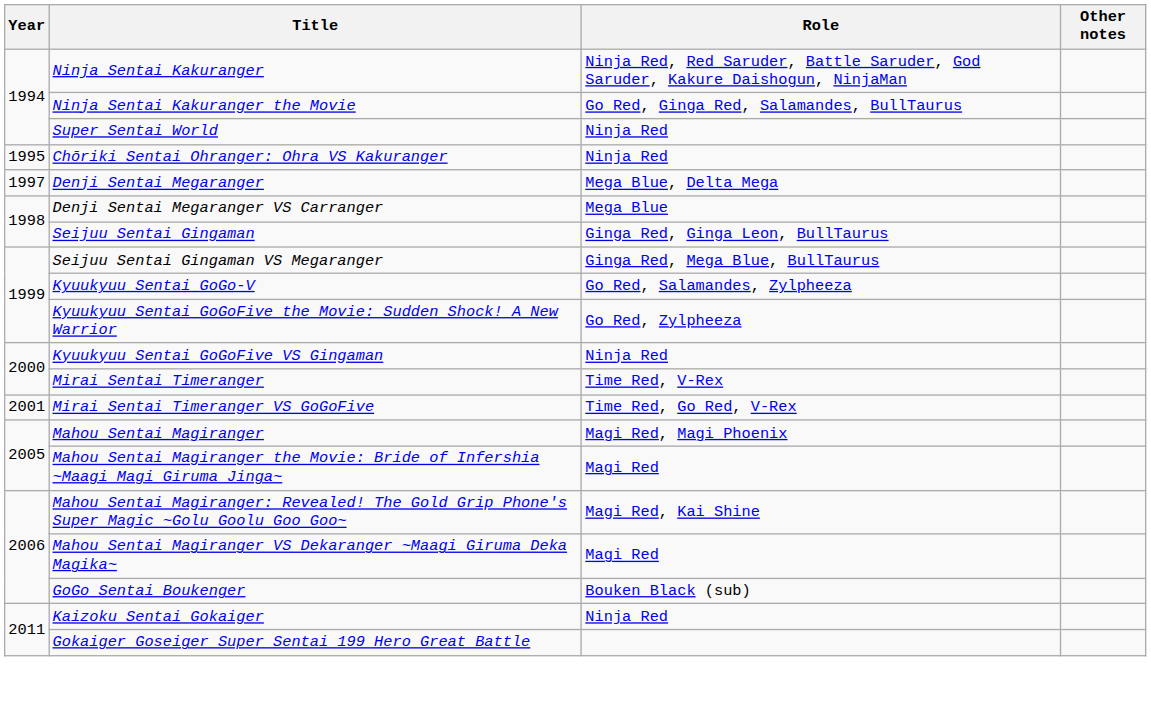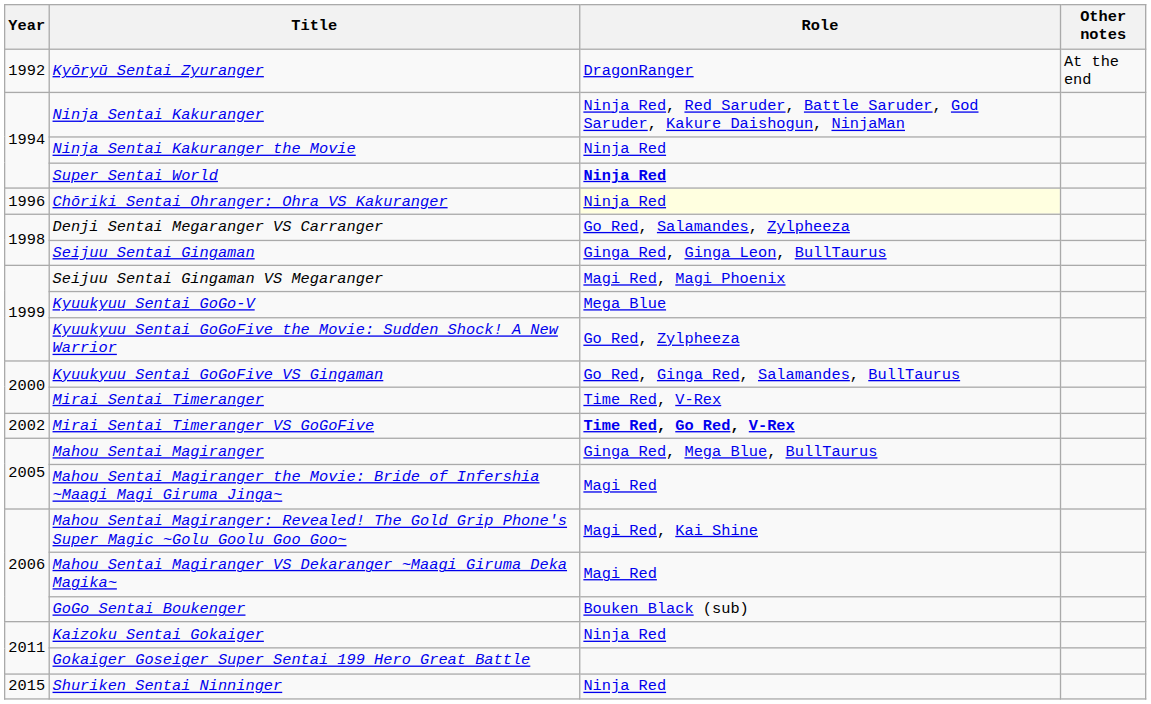+ row: (158, 70)
(774, 105) Go Red, Ginga Red, Salamandes, BullTaurus -> (625, 149) Ninja Red
(627, 131) normal -> (625, 175) bold
(27, 157) 1995 -> (27, 201) 1996
(627, 157) no background -> (625, 201) lightyellow background
- row: (158, 183)
(627, 208) Mega Blue -> (717, 227) Go Red, Salamandes, Zylpheeza
(732, 260) Ginga Red, Mega Blue, BullTaurus -> (684, 278) Magi Red, Magi Phoenix
(719, 286) Go Red, Salamandes, Zylpheeza -> (625, 304) Mega Blue
(627, 355) Ninja Red -> (772, 374) Go Red, Ginga Red, Salamandes, BullTaurus
(27, 407) 2001 -> (27, 425) 2002
(691, 407) normal -> (689, 425) bold
(686, 433) Magi Red, Magi Phoenix -> (730, 451) Ginga Red, Mega Blue, BullTaurus
+ row: (167, 686)
